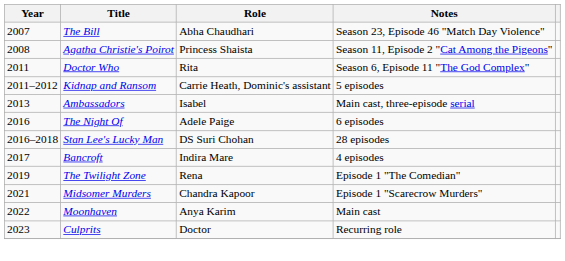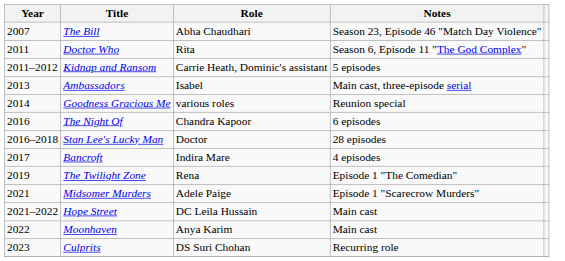- row: (119, 49)
+ row: (117, 103)
(207, 121) Adele Paige -> (214, 121) Chandra Kapoor
(216, 139) DS Suri Chohan -> (192, 139) Doctor
(217, 193) Chandra Kapoor -> (203, 193) Adele Paige
+ row: (90, 211)
(195, 229) Doctor -> (213, 247) DS Suri Chohan
